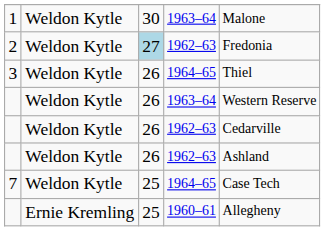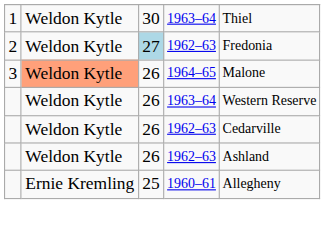(244, 18) Malone -> (237, 18) Thiel
(74, 73) no background -> (74, 73) lightsalmon background
(237, 73) Thiel -> (244, 73) Malone
- row: (13, 184)
